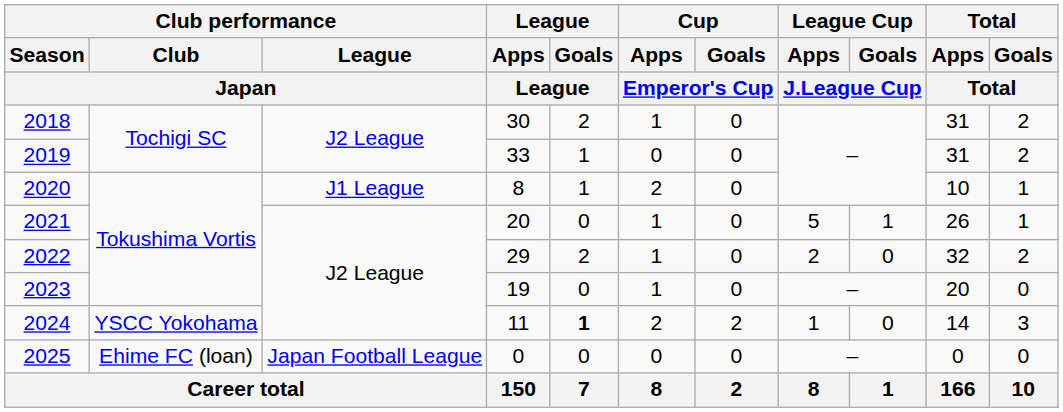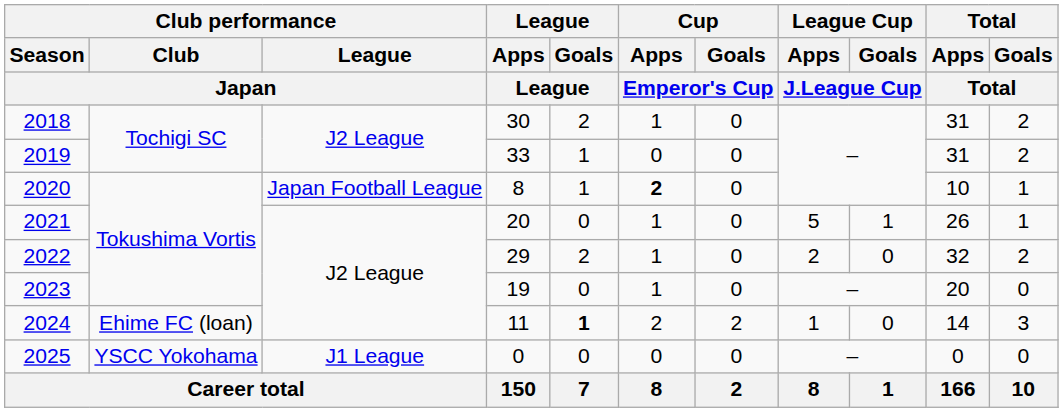(375, 188) J1 League -> (375, 188) Japan Football League
(656, 188) normal -> (656, 188) bold
(176, 322) YSCC Yokohama -> (176, 322) Ehime FC (loan)
(176, 356) Ehime FC (loan) -> (176, 356) YSCC Yokohama
(375, 356) Japan Football League -> (375, 356) J1 League
